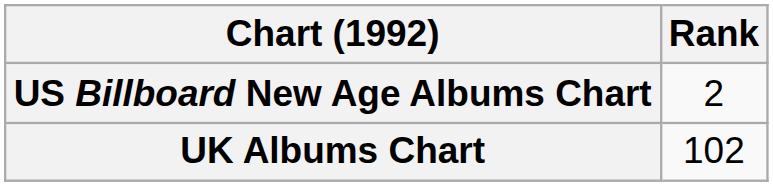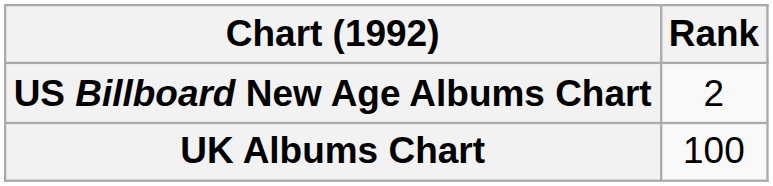(714, 151) 102 -> (714, 151) 100
